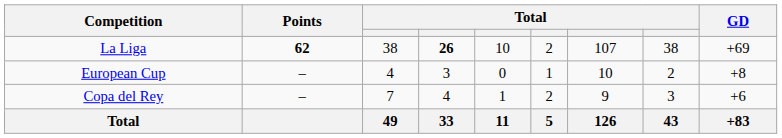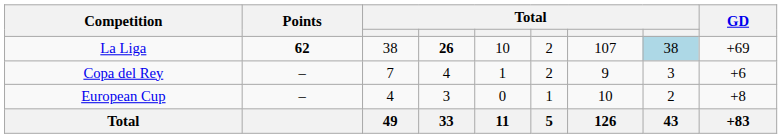(671, 48) no background -> (671, 48) lightblue background
rows swapped: (123, 96) <-> (123, 72)
